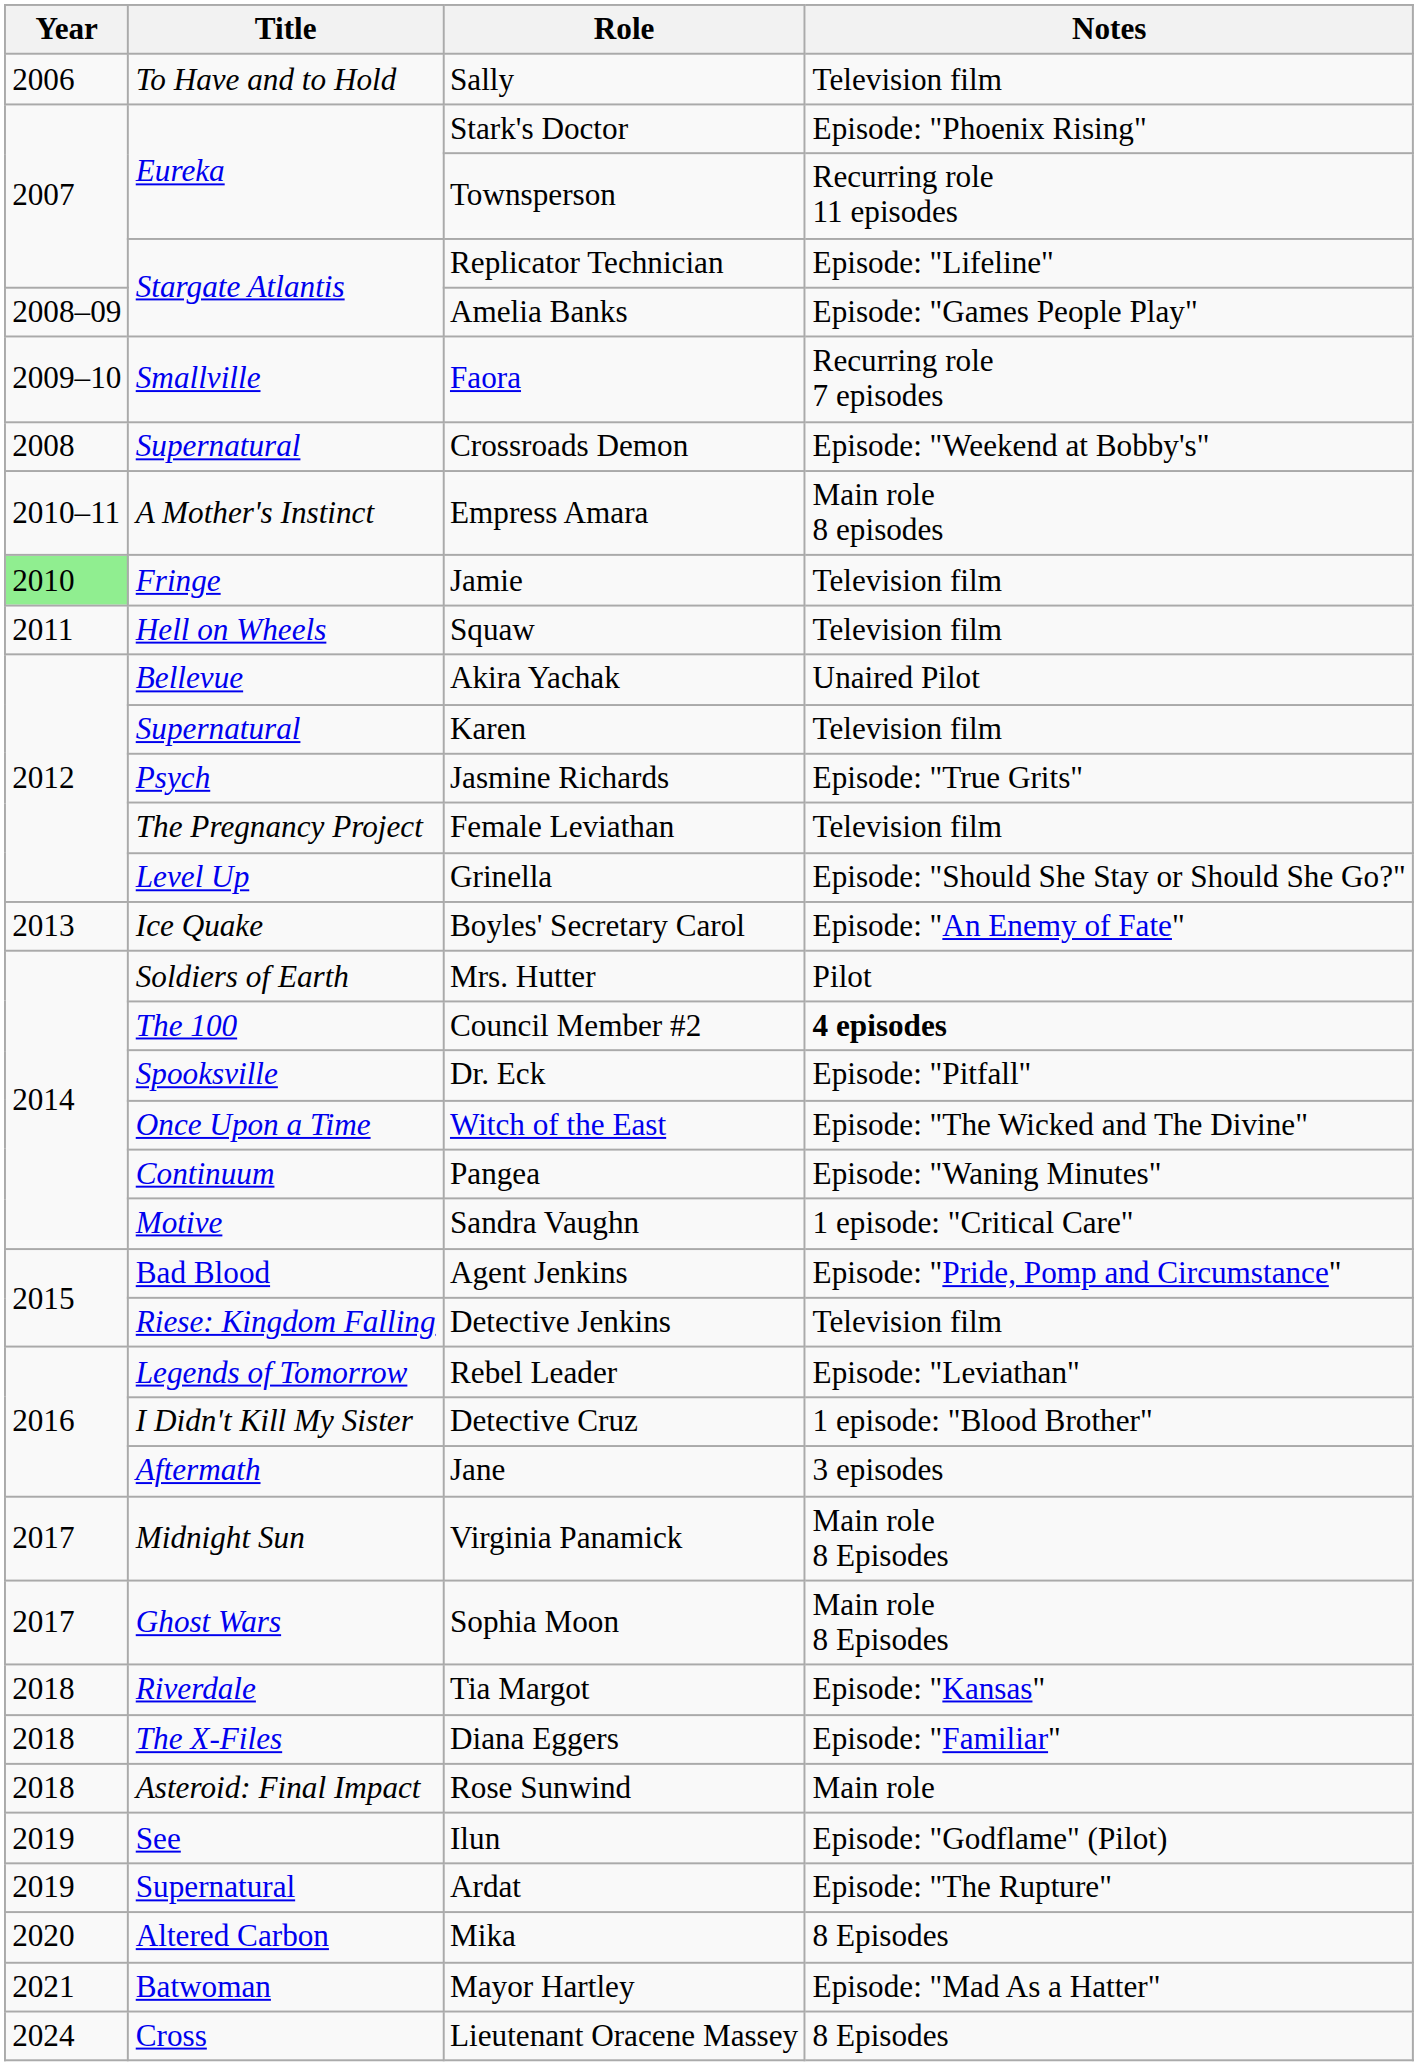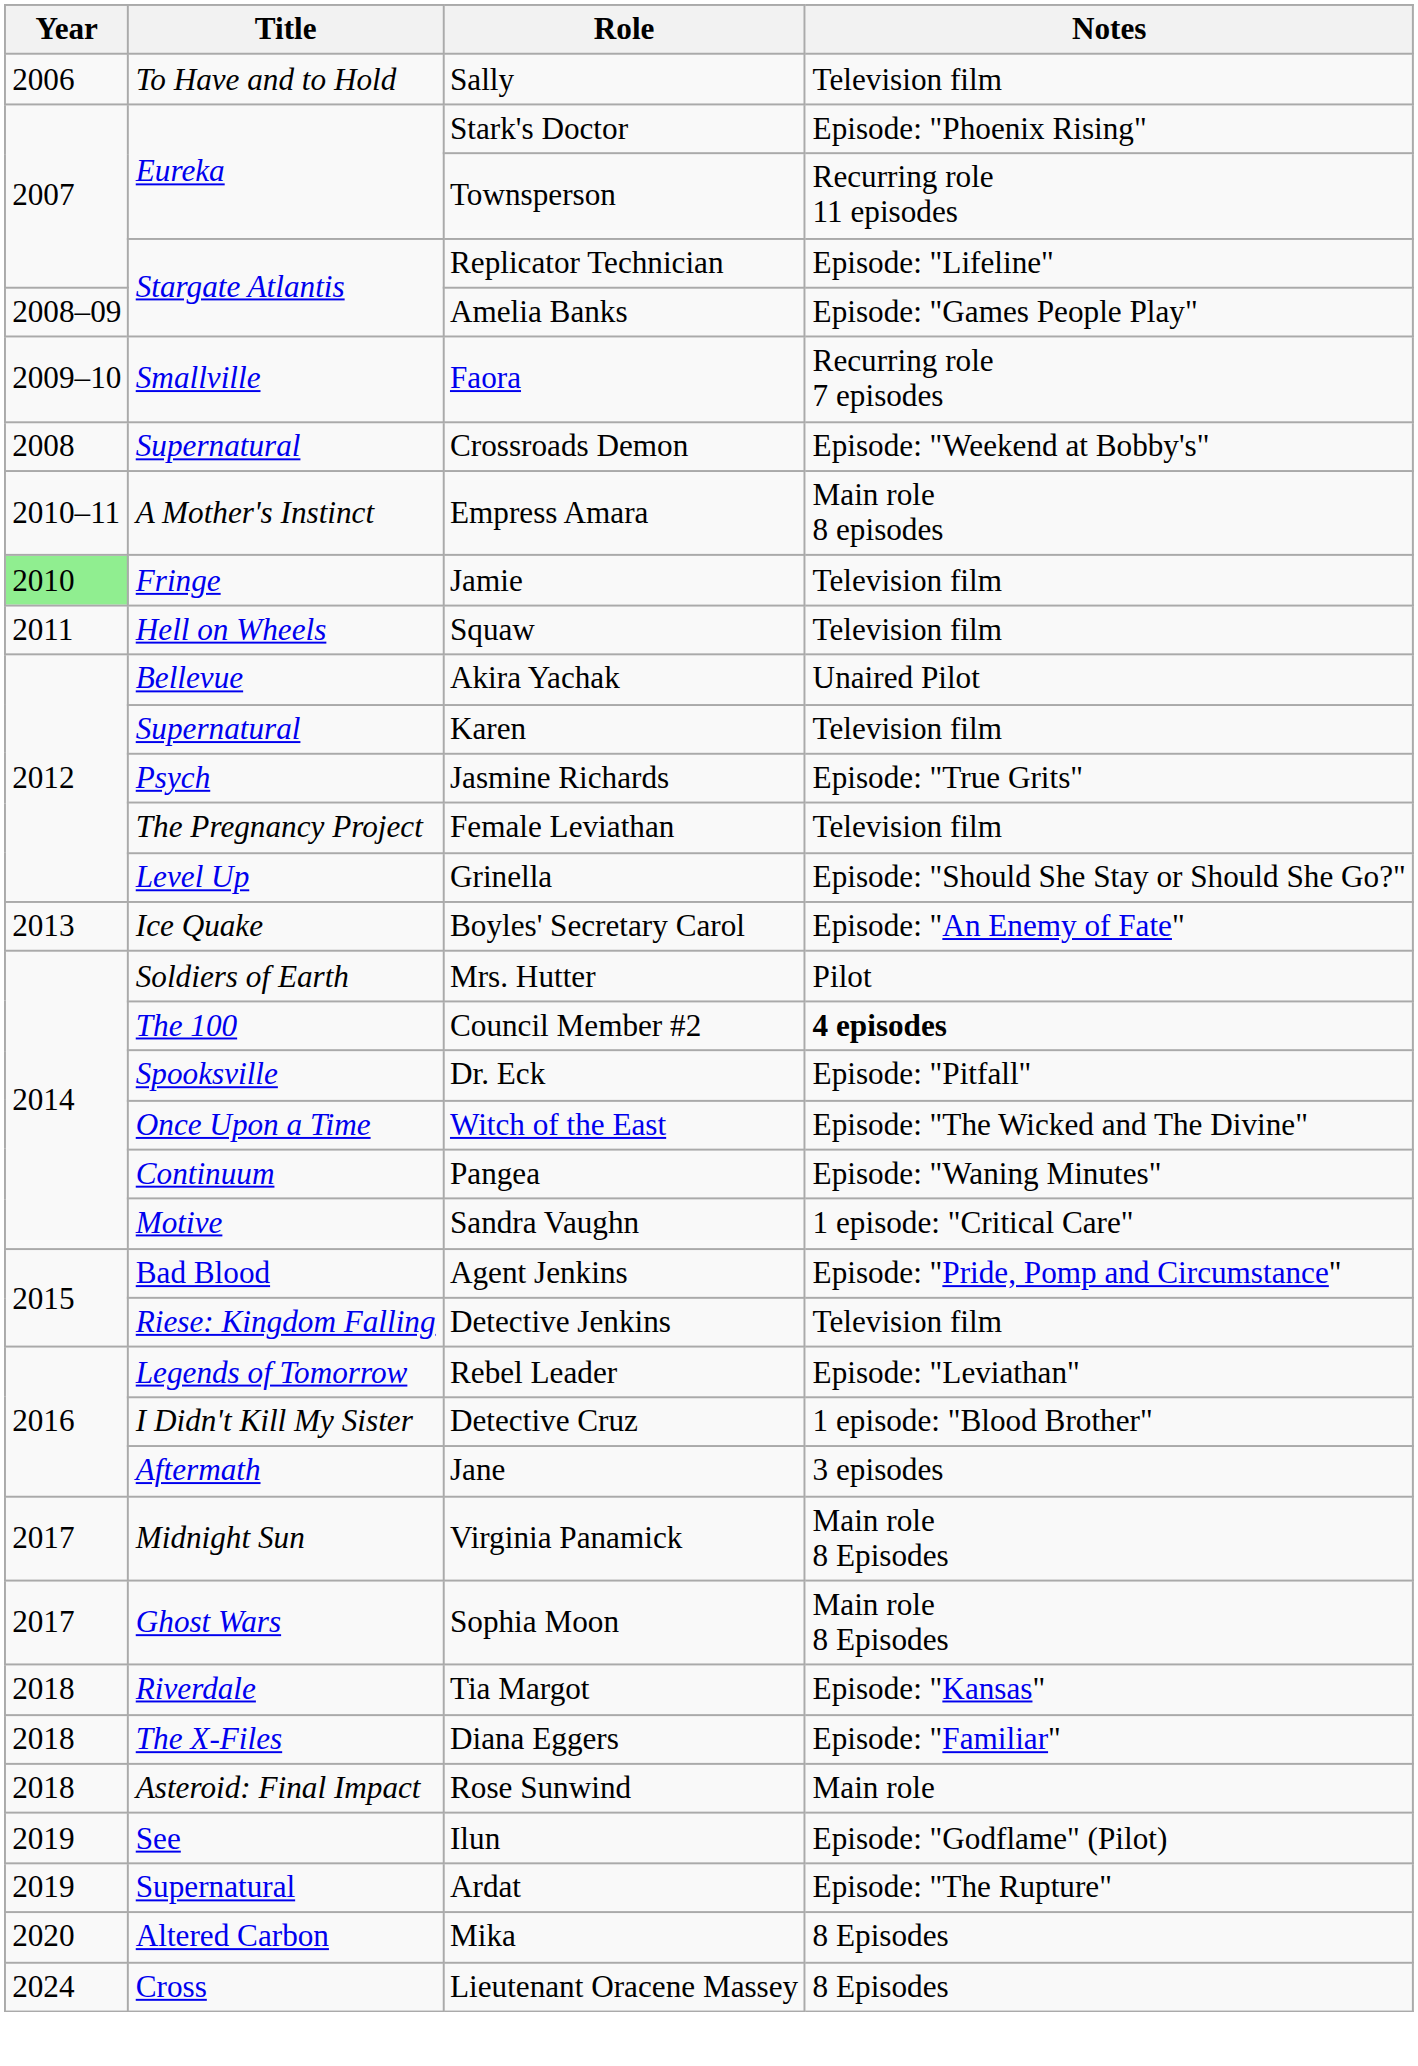- row: (542, 1986)
